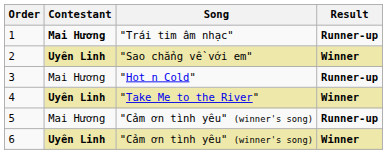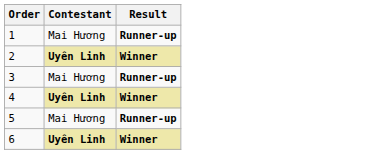- column: (216, 14)
(77, 35) bold -> (77, 35) normal
